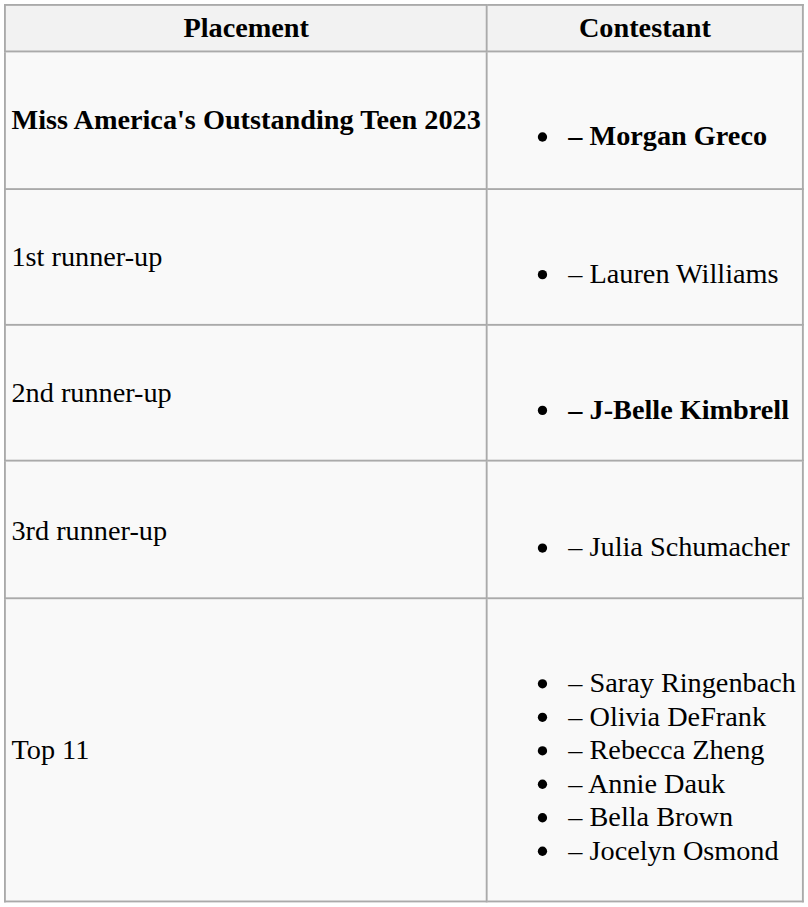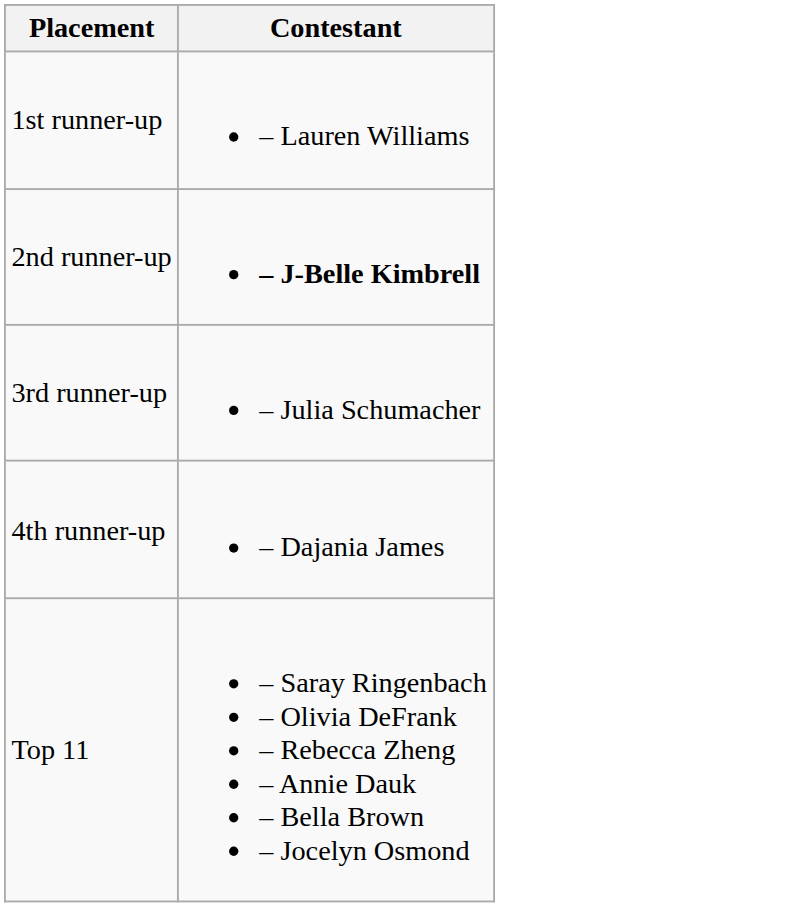- row: (246, 119)
+ row: (88, 529)
